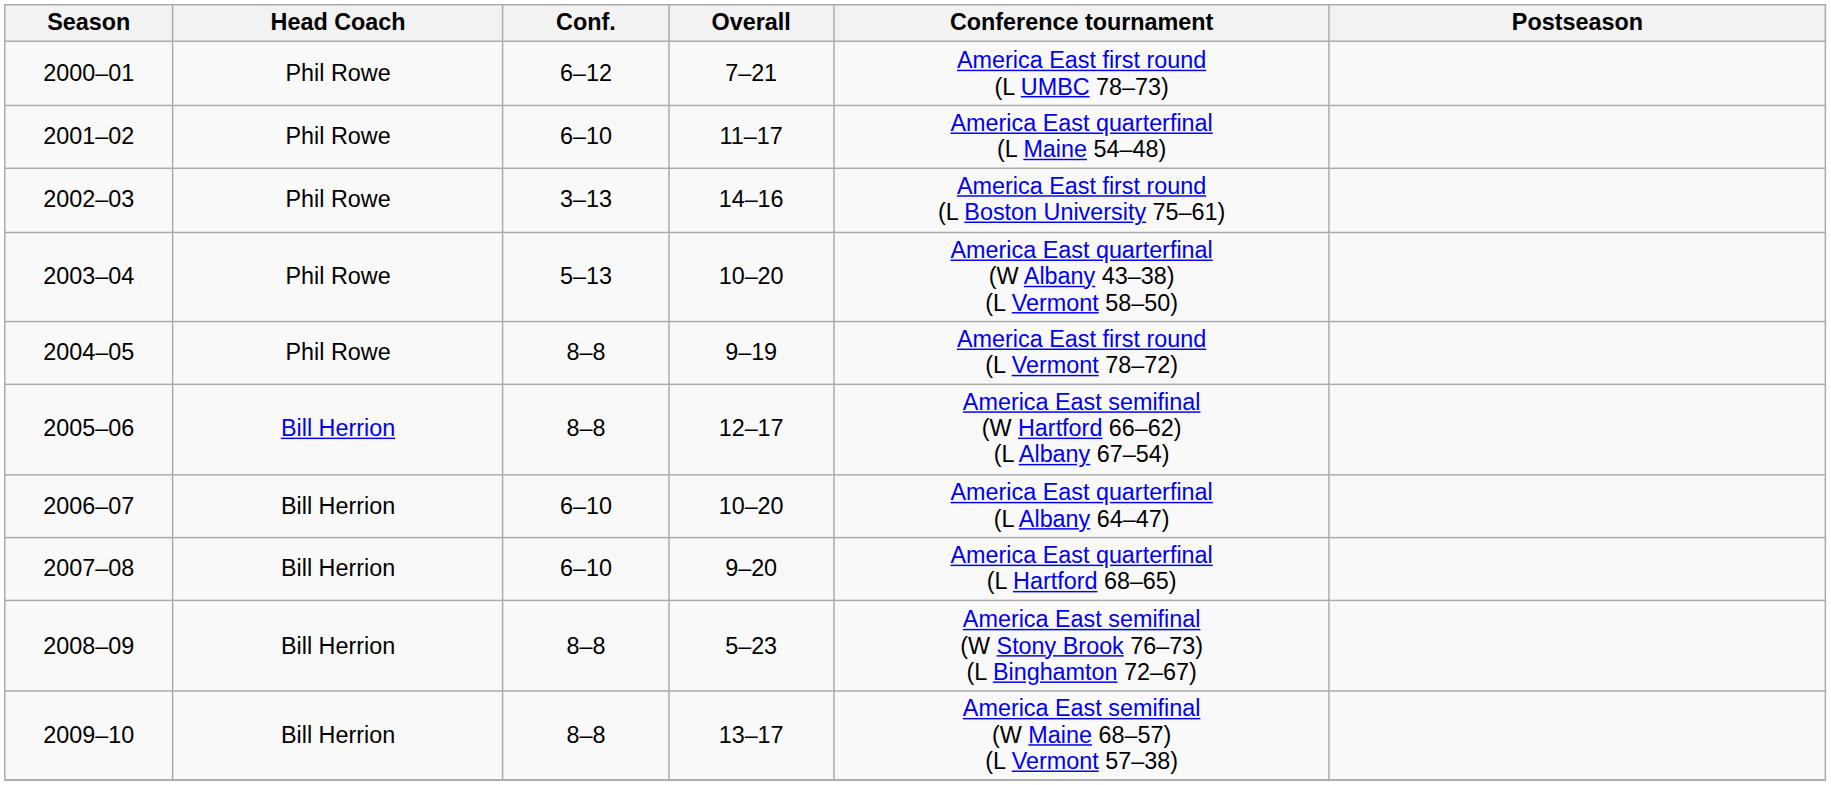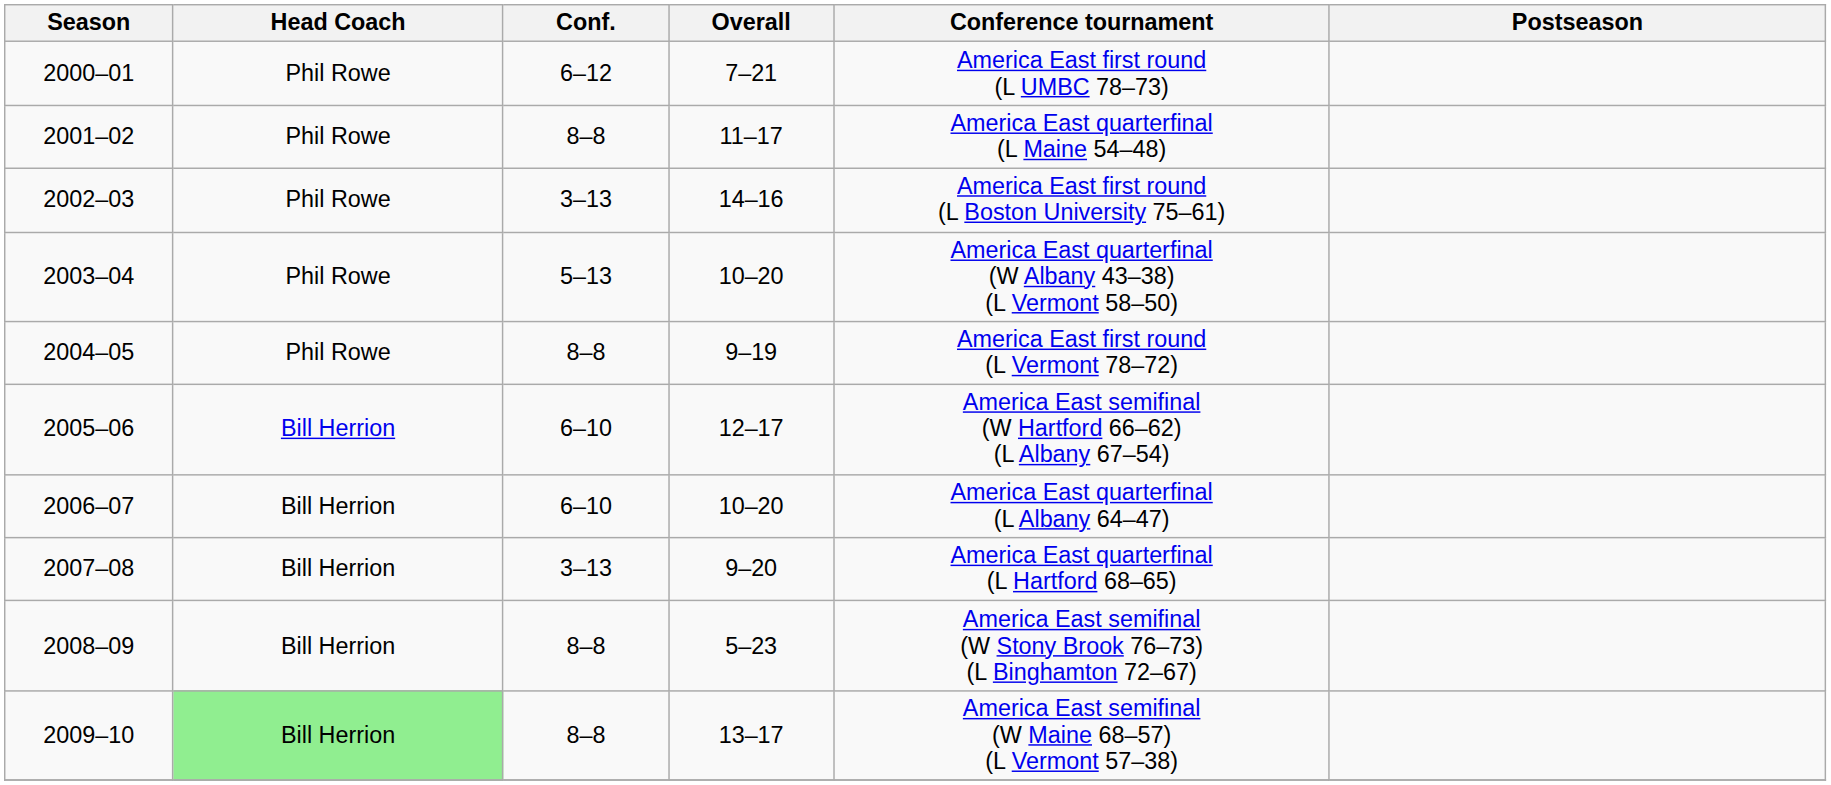(586, 136) 6–10 -> (586, 136) 8–8
(586, 429) 8–8 -> (586, 429) 6–10
(586, 569) 6–10 -> (586, 569) 3–13
(338, 735) no background -> (338, 735) lightgreen background
